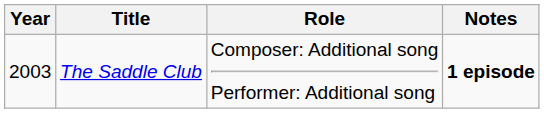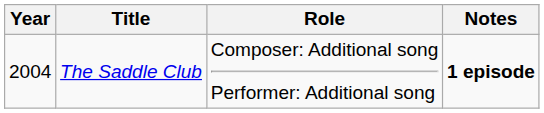(30, 71) 2003 -> (30, 71) 2004
